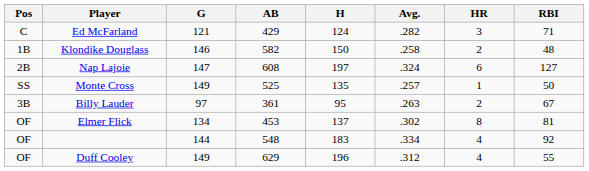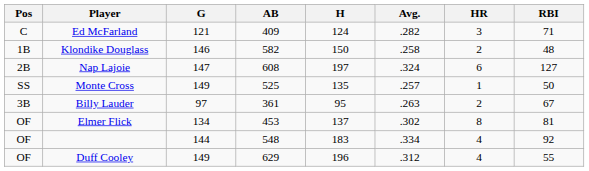(271, 31) 429 -> (271, 31) 409
